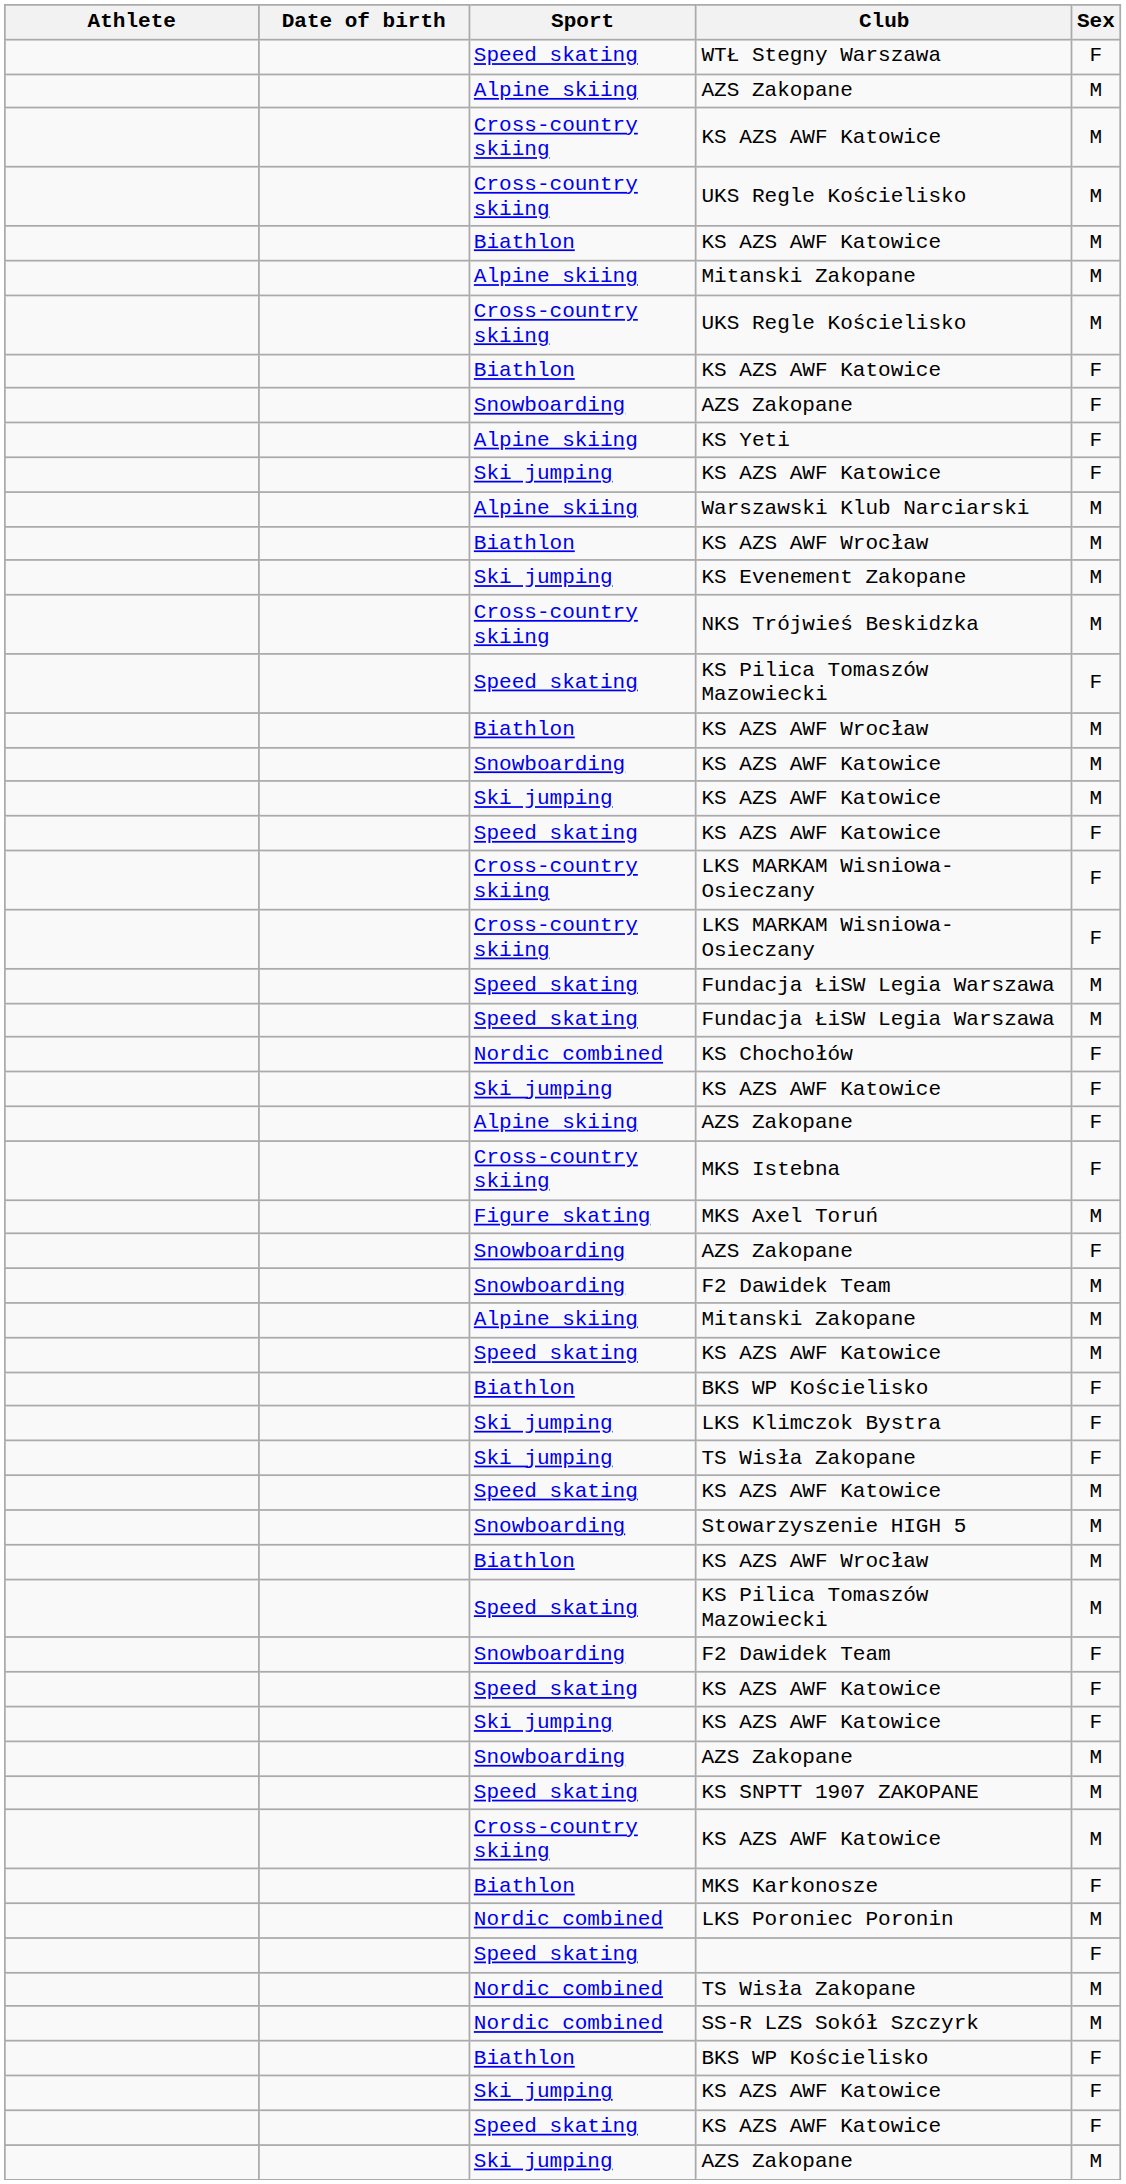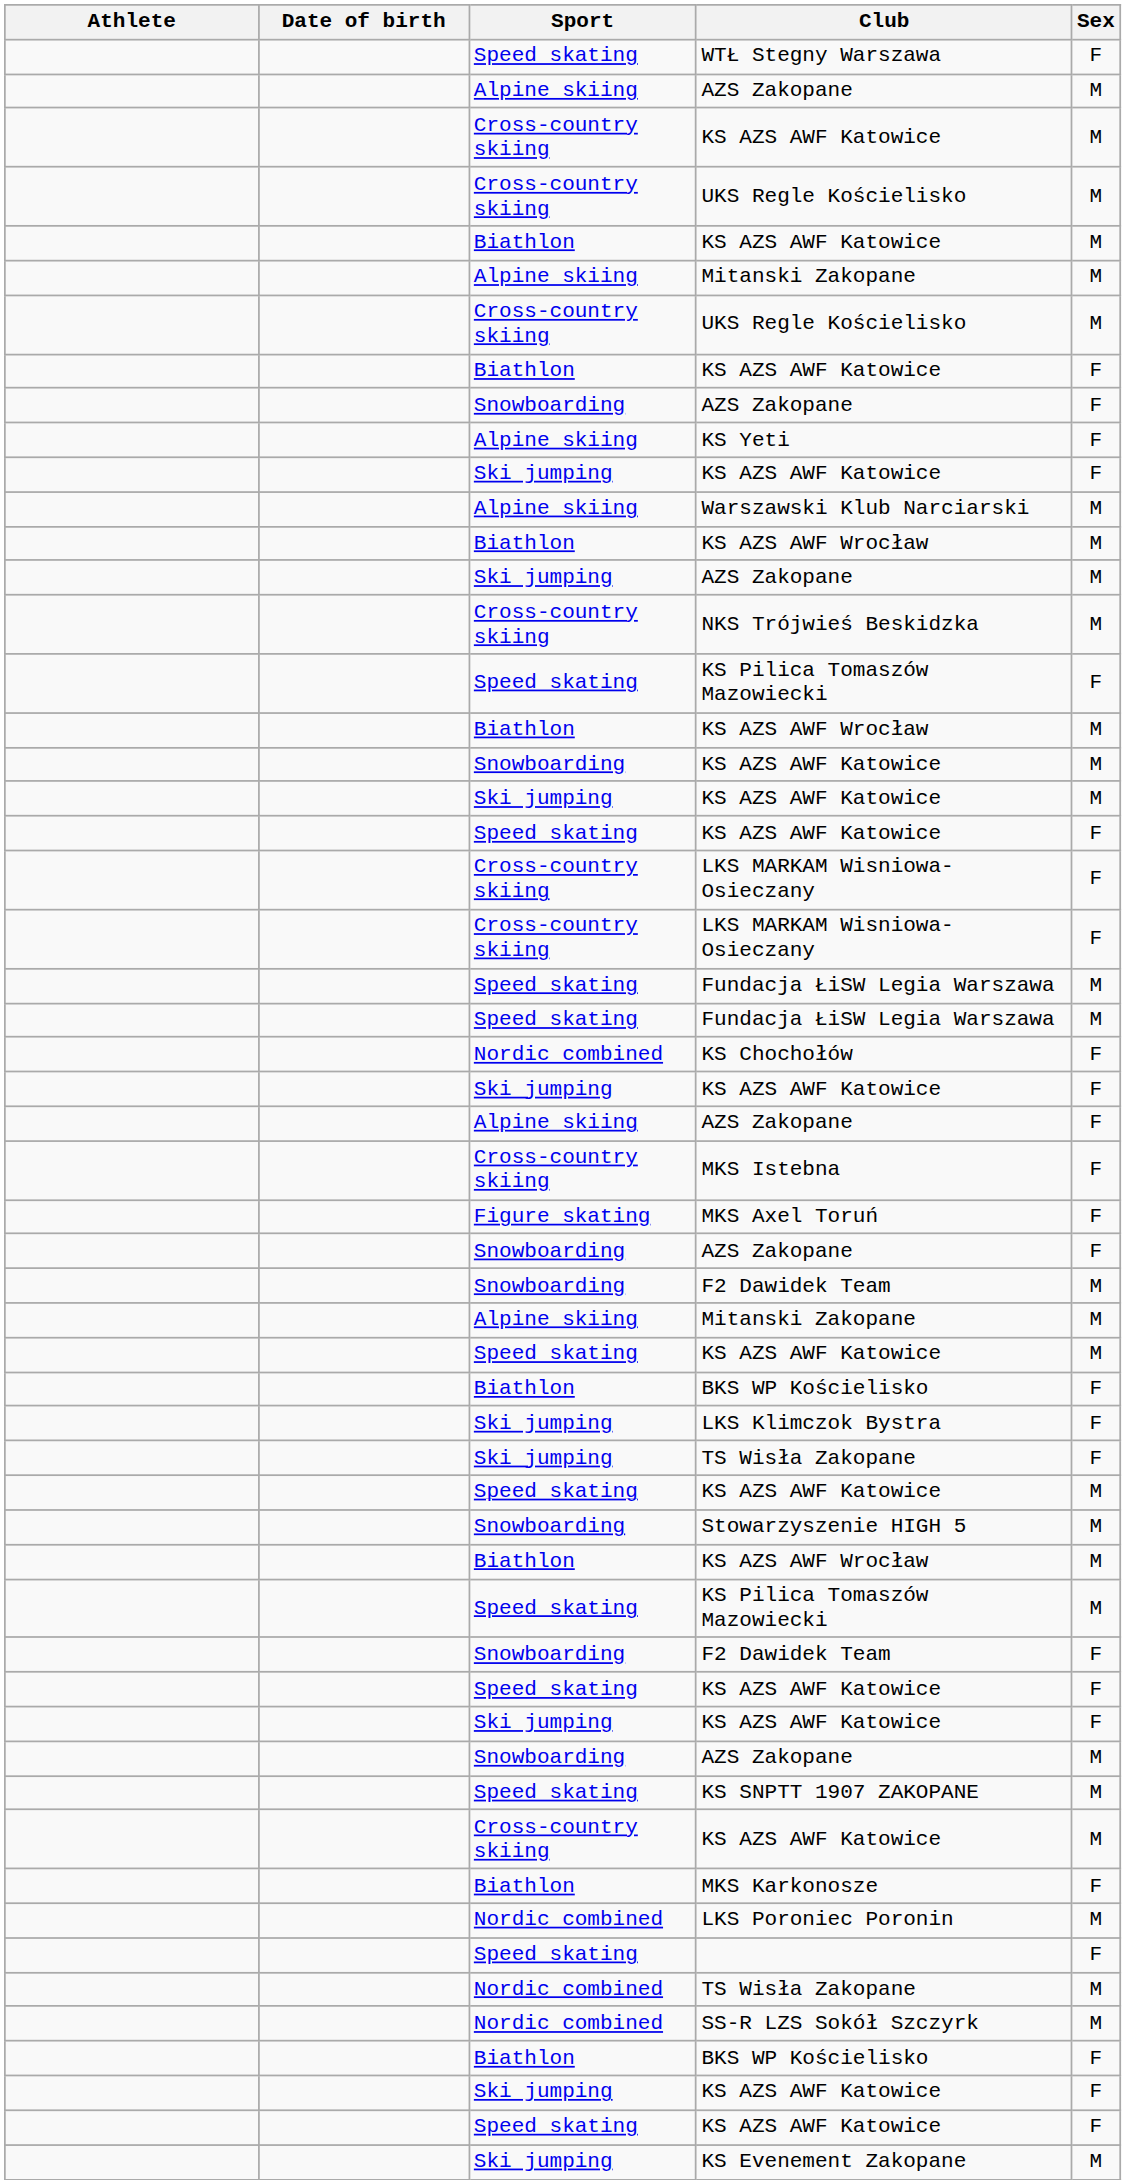rows swapped: (543, 2162) <-> (543, 578)
(1096, 1217) M -> (1096, 1217) F
